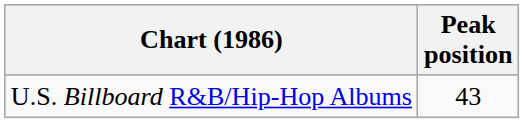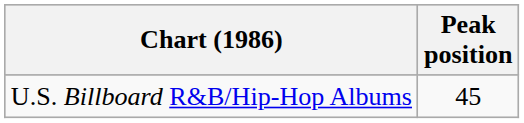(468, 95) 43 -> (468, 95) 45
